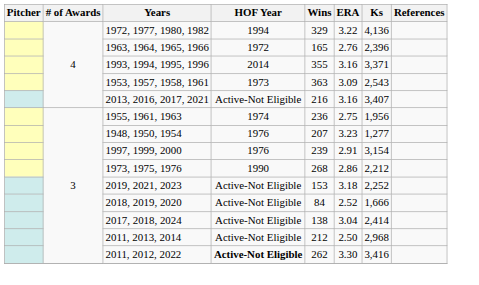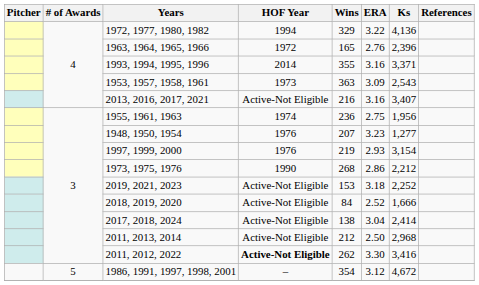(319, 151) 239 -> (347, 151) 219
(348, 151) 2.91 -> (375, 151) 2.93
+ row: (171, 271)
